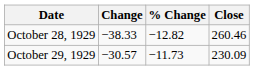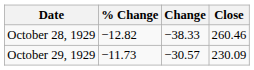columns swapped: (122, 15) <-> (177, 15)
